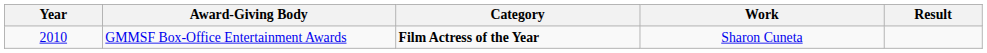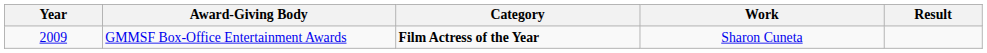(53, 37) 2010 -> (53, 37) 2009
